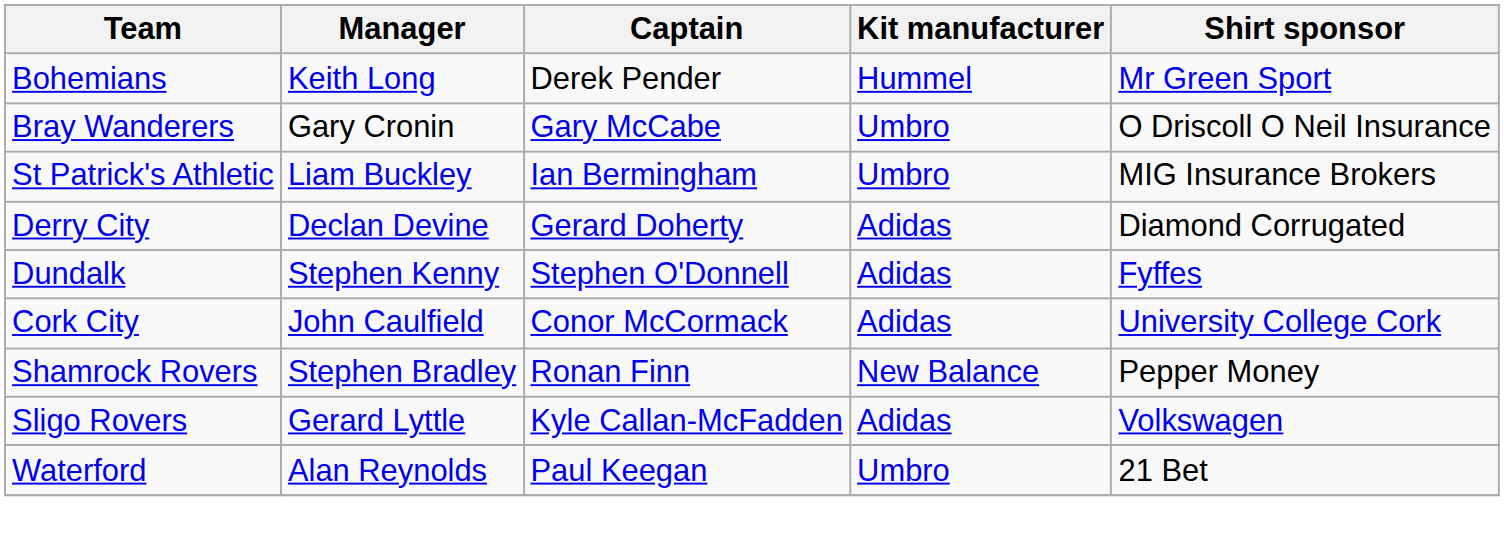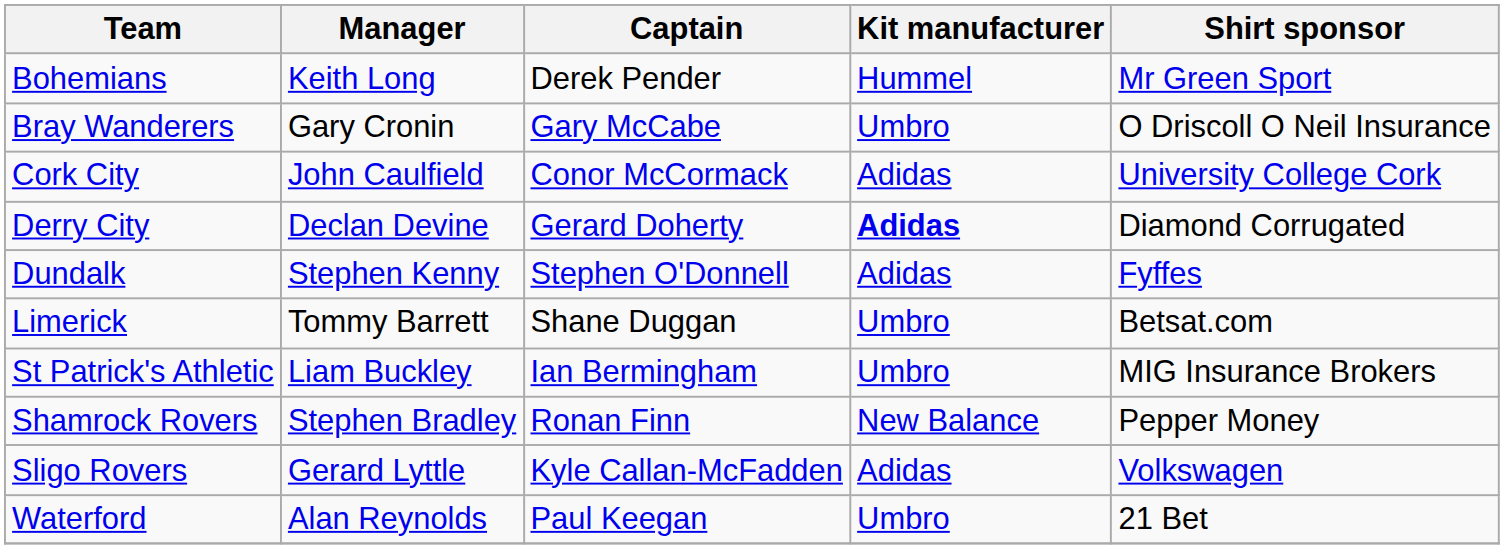rows swapped: (76, 322) <-> (143, 175)
(904, 224) normal -> (909, 224) bold
+ row: (70, 322)
